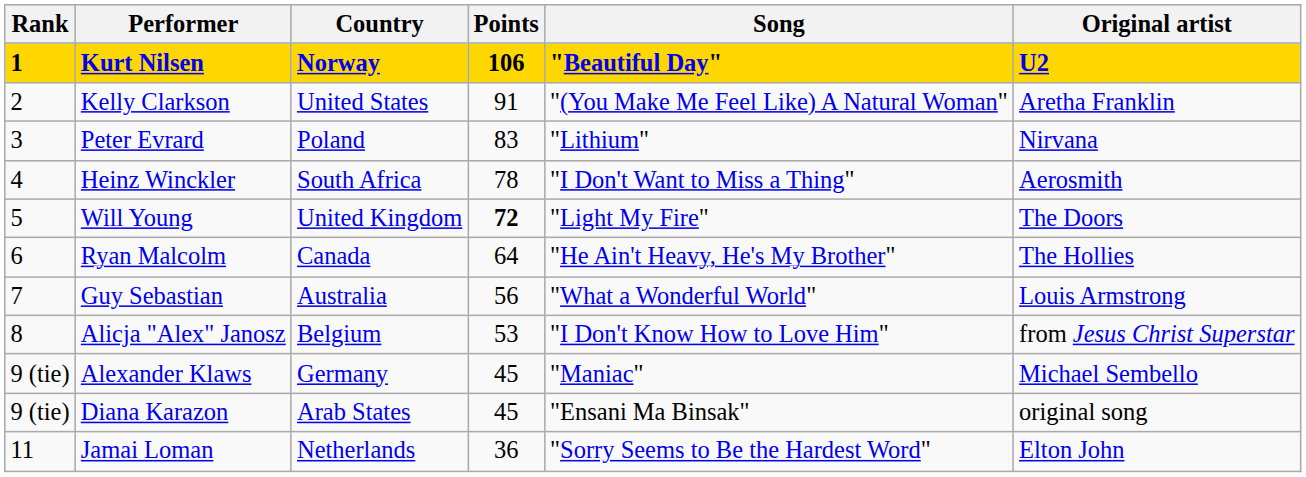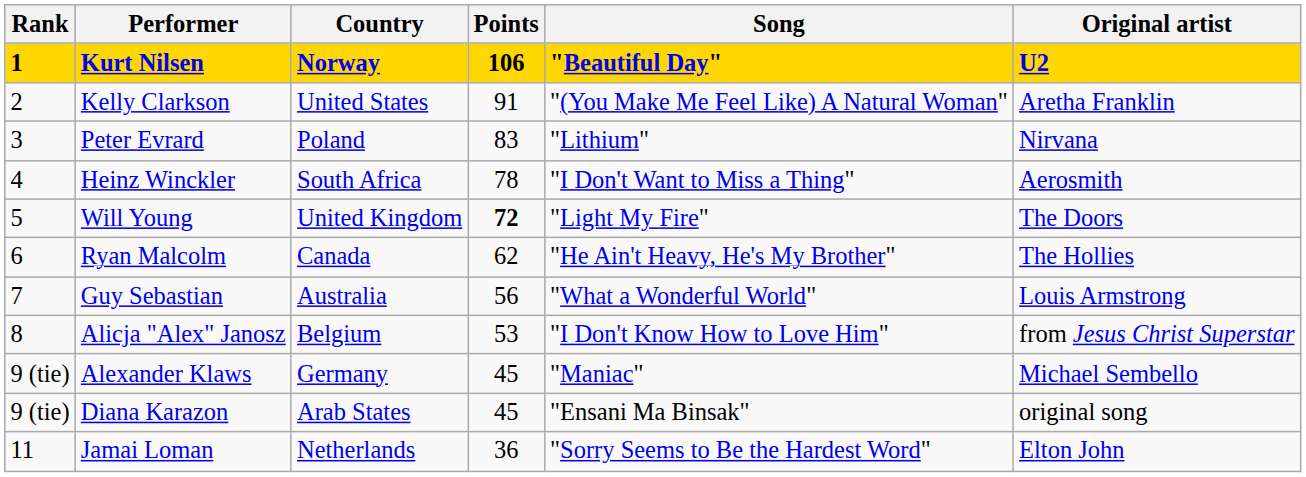(506, 256) 64 -> (506, 256) 62
